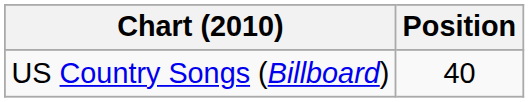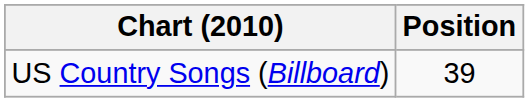(459, 73) 40 -> (459, 73) 39
